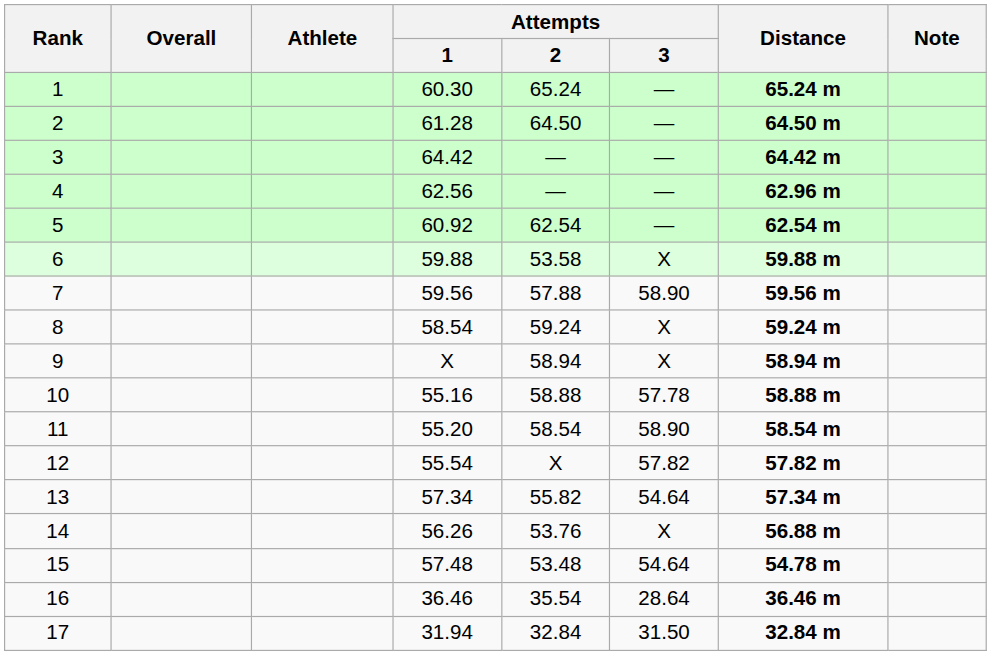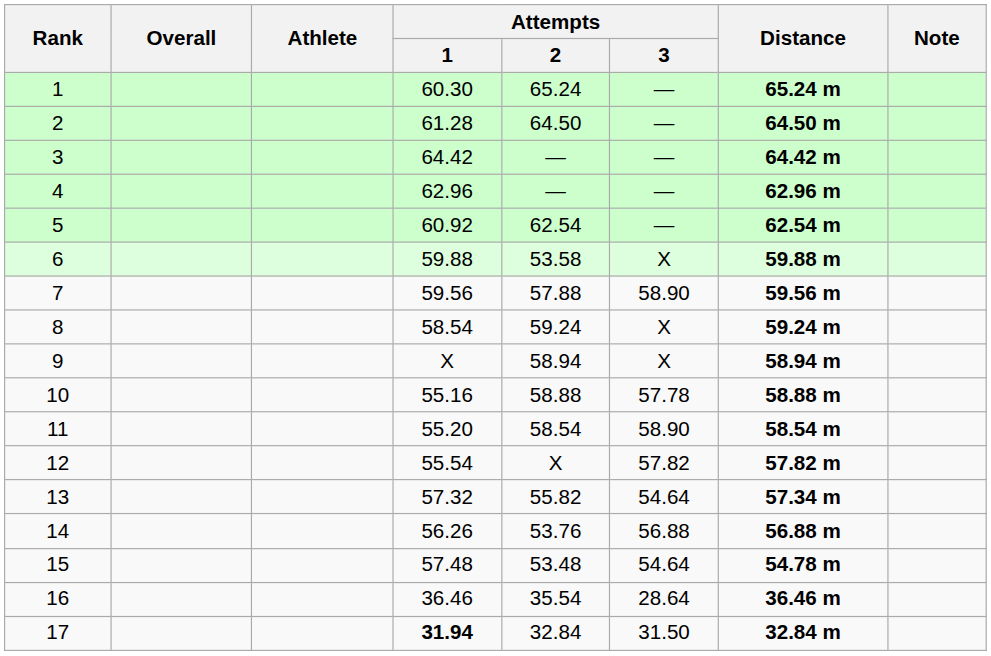(447, 190) 62.56 -> (447, 190) 62.96
(447, 496) 57.34 -> (447, 496) 57.32
(664, 530) X -> (664, 530) 56.88
(447, 632) normal -> (447, 632) bold
